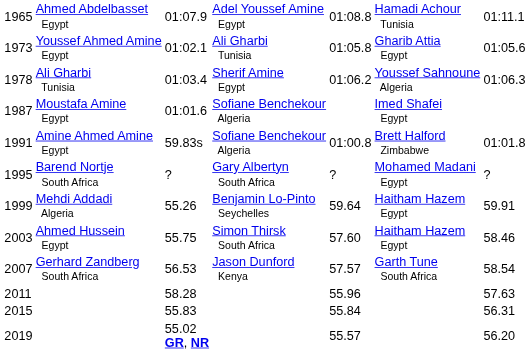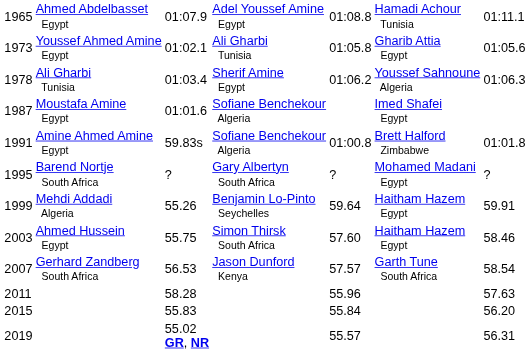(499, 311) 56.31 -> (499, 311) 56.20
(499, 335) 56.20 -> (499, 335) 56.31
